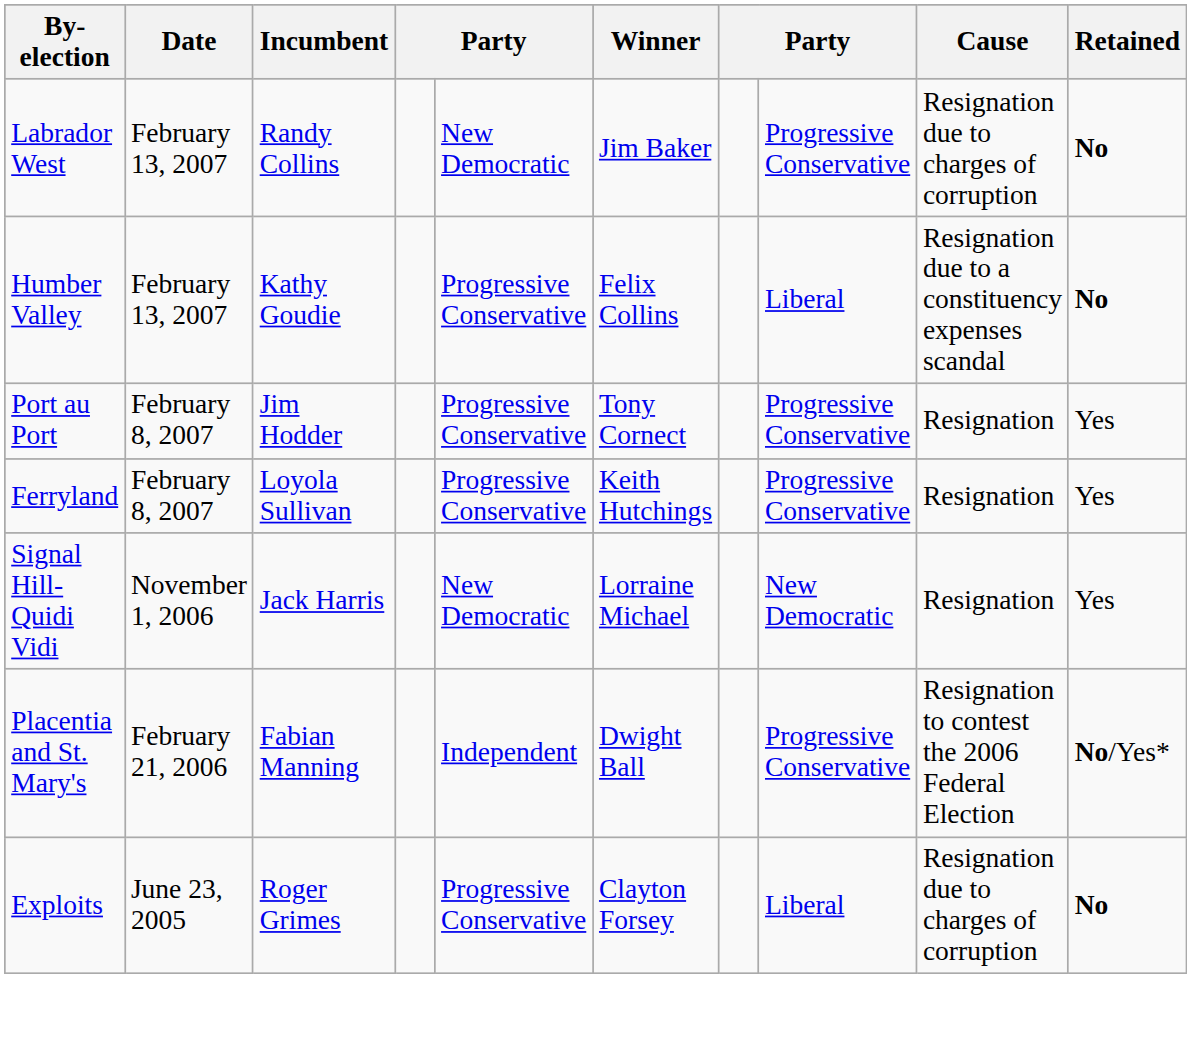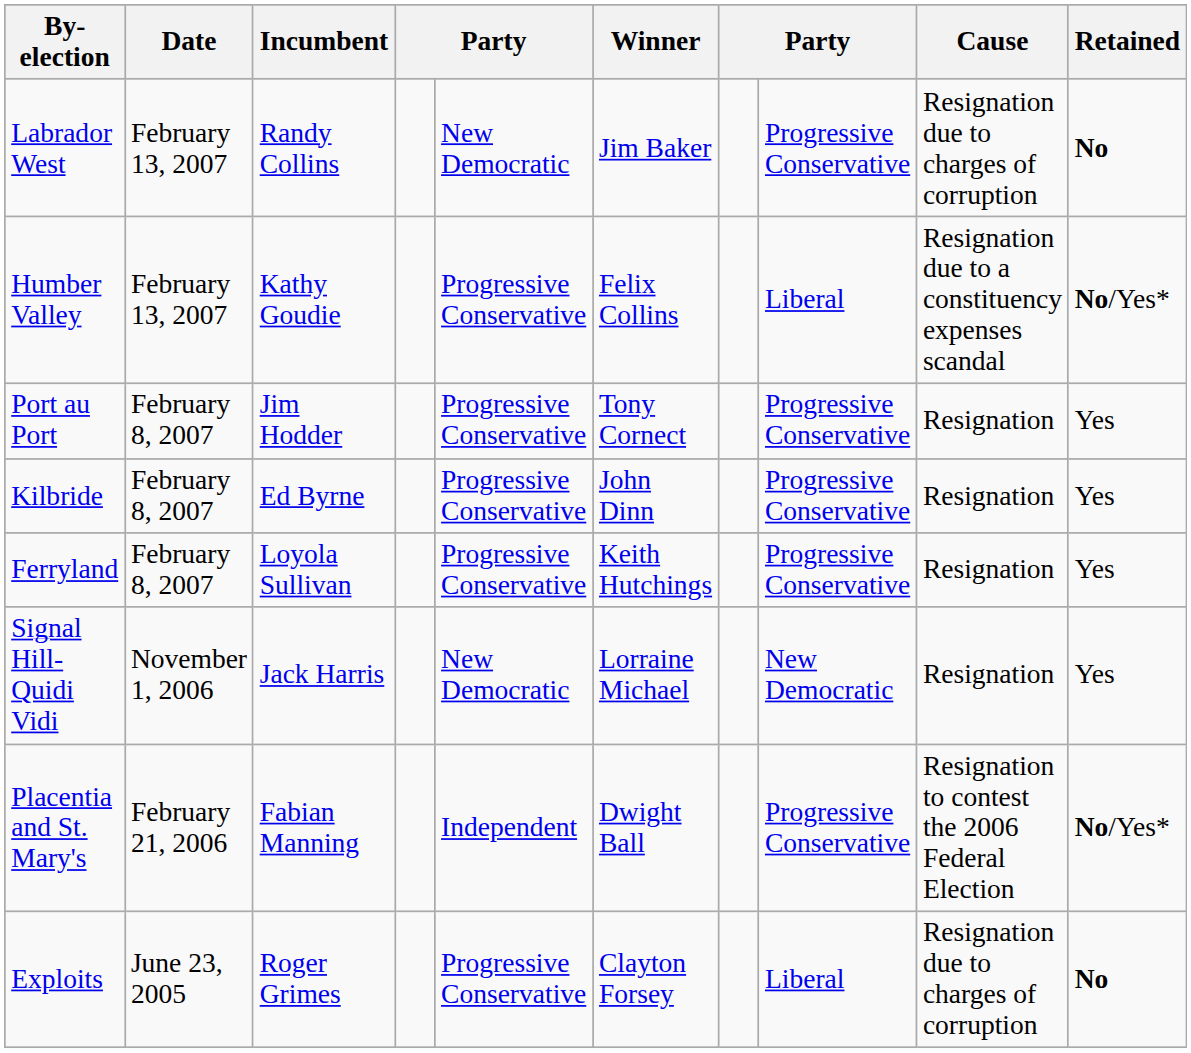(1091, 299) No -> (1122, 299) No/Yes*
+ row: (57, 495)
